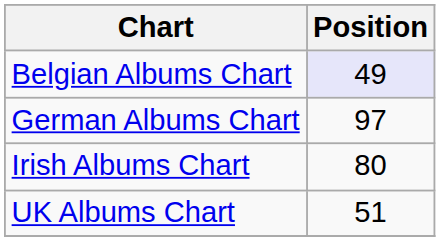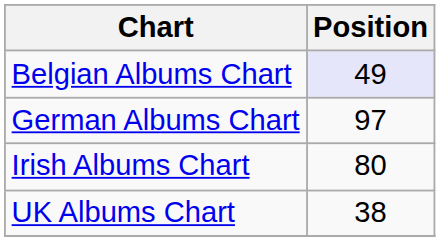(371, 212) 51 -> (371, 212) 38
